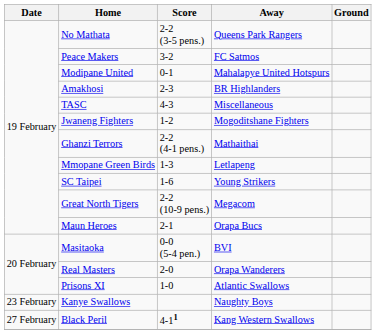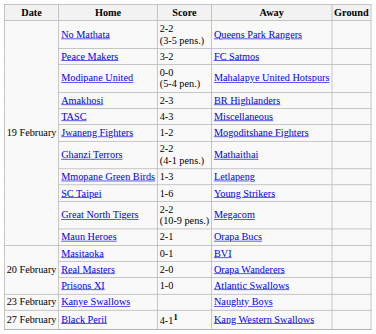(167, 72) 0-1 -> (180, 78) 0-0 (5-4 pen.)
(180, 247) 0-0 (5-4 pen.) -> (167, 253) 0-1
